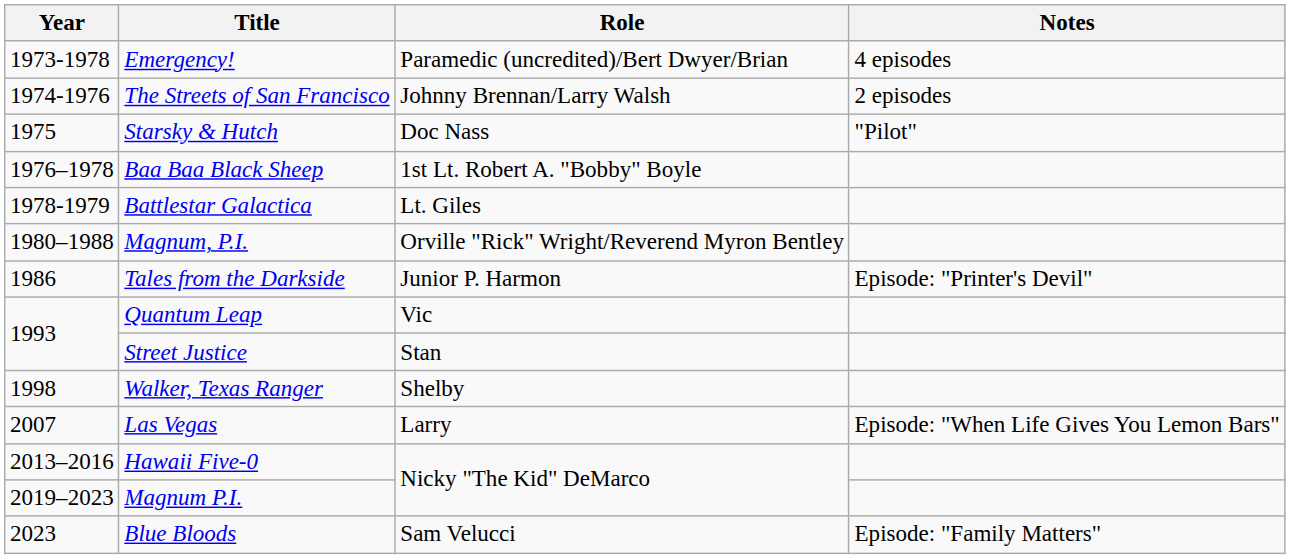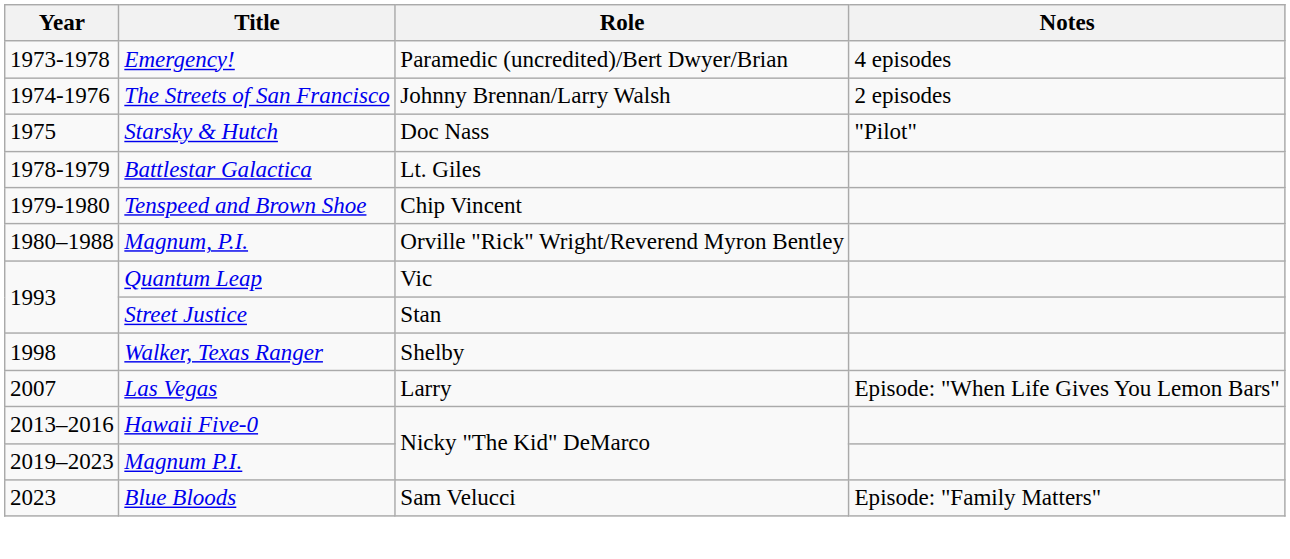- row: (224, 168)
+ row: (245, 205)
- row: (235, 278)
